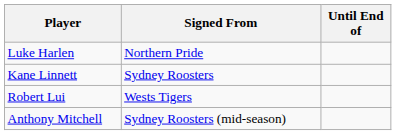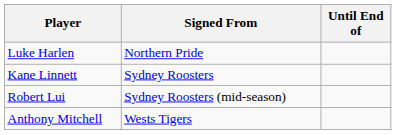(158, 97) Wests Tigers -> (205, 97) Sydney Roosters (mid-season)
(205, 118) Sydney Roosters (mid-season) -> (158, 118) Wests Tigers
